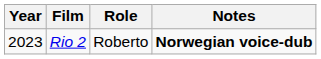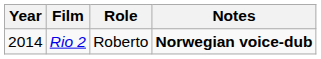(25, 41) 2023 -> (25, 41) 2014
